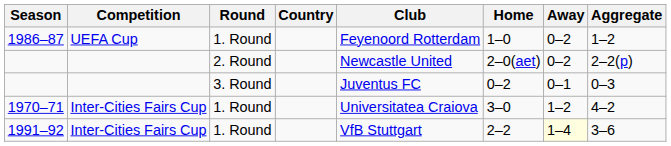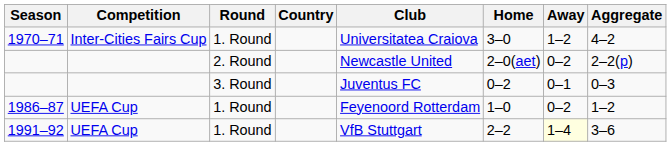rows swapped: (36, 107) <-> (36, 38)
(138, 130) Inter-Cities Fairs Cup -> (104, 130) UEFA Cup
